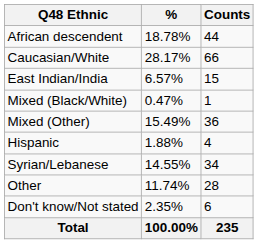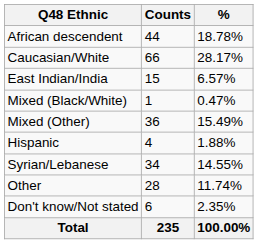columns swapped: (227, 15) <-> (171, 15)
